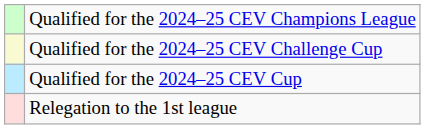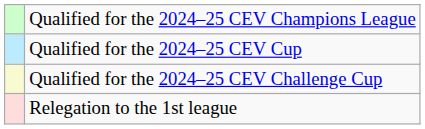rows swapped: (166, 78) <-> (206, 49)
